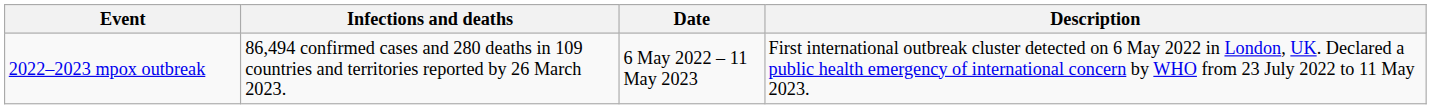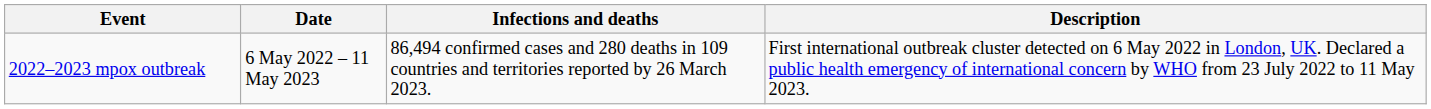columns swapped: (692, 18) <-> (430, 18)
